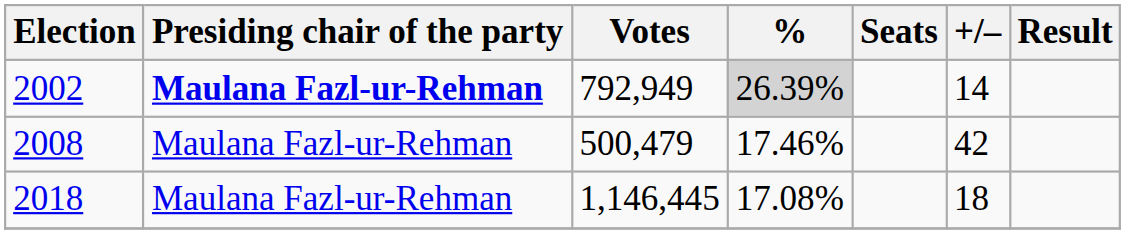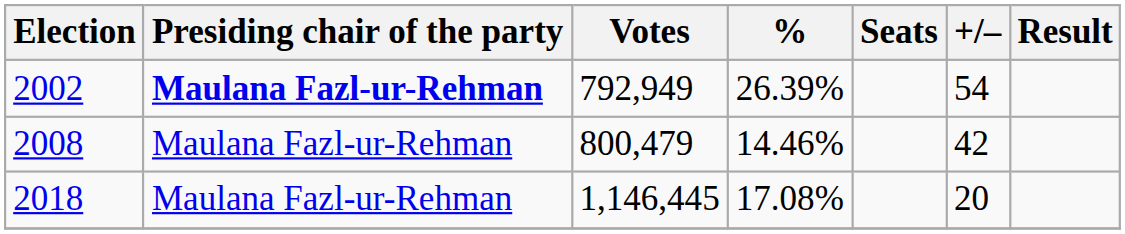(790, 87) lightgrey background -> (790, 87) no background
(972, 87) 14 -> (972, 87) 54
(636, 143) 500,479 -> (636, 143) 800,479
(790, 143) 17.46% -> (790, 143) 14.46%
(972, 198) 18 -> (972, 198) 20
